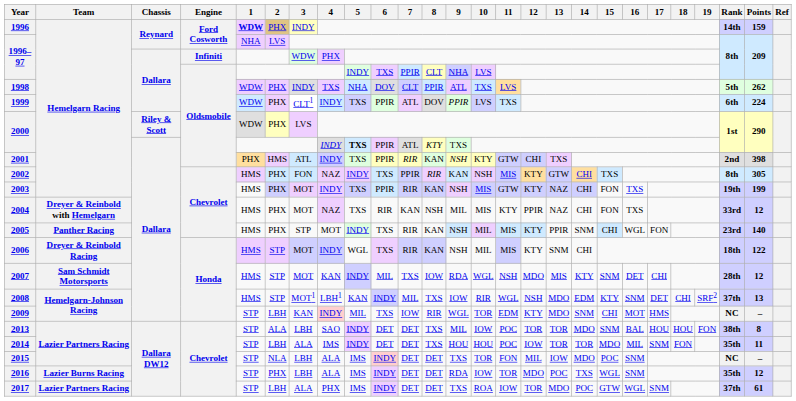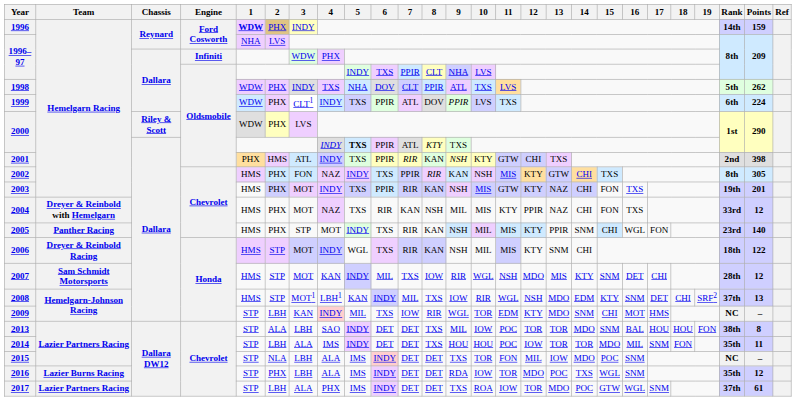(759, 190) 199 -> (759, 190) 201
(458, 276) RDA -> (458, 276) RIR
